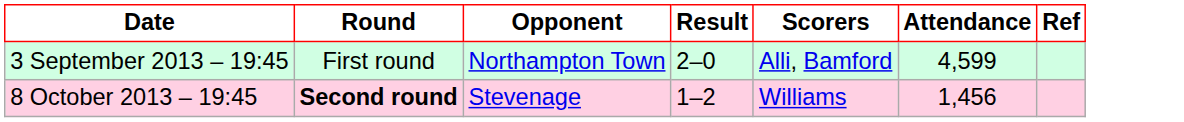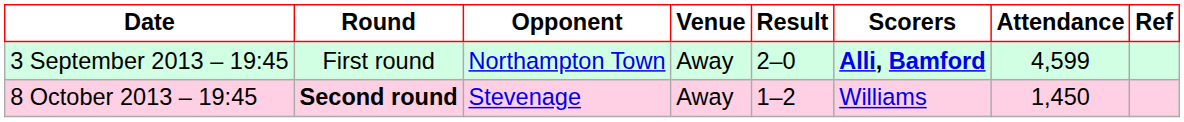+ column: (711, 23)
(826, 60) normal -> (912, 60) bold
(967, 97) 1,456 -> (1060, 97) 1,450
